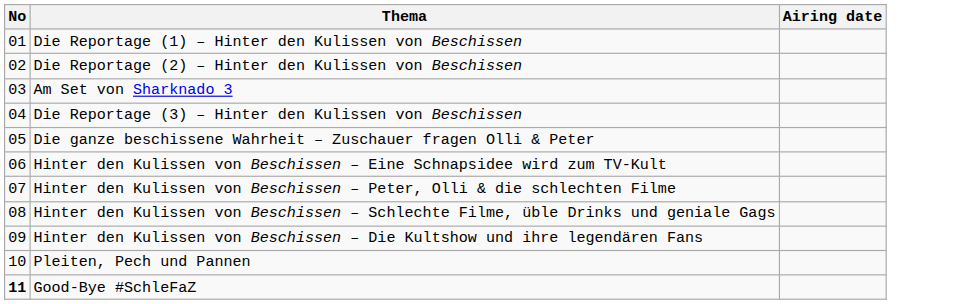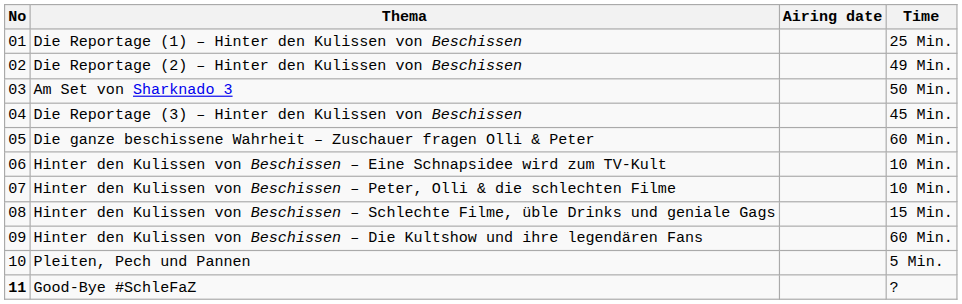+ column: (921, 17)
